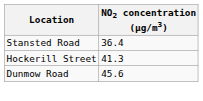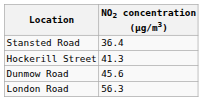+ row: (38, 89)
